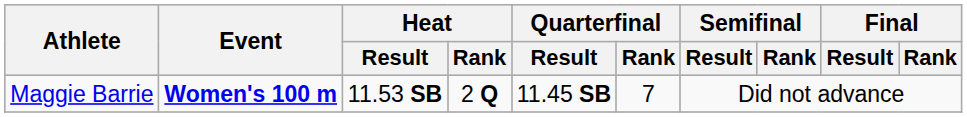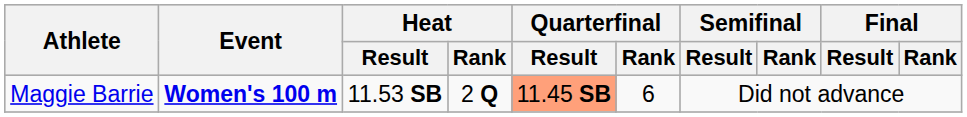(564, 94) no background -> (564, 94) lightsalmon background
(648, 94) 7 -> (648, 94) 6
